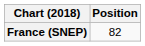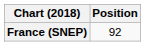(115, 31) 82 -> (115, 31) 92
